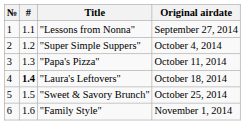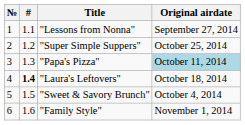(188, 45) October 4, 2014 -> (191, 45) October 25, 2014
(190, 62) no background -> (190, 62) lightblue background
(191, 95) October 25, 2014 -> (188, 95) October 4, 2014
